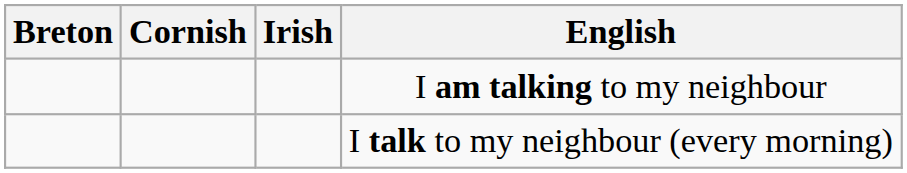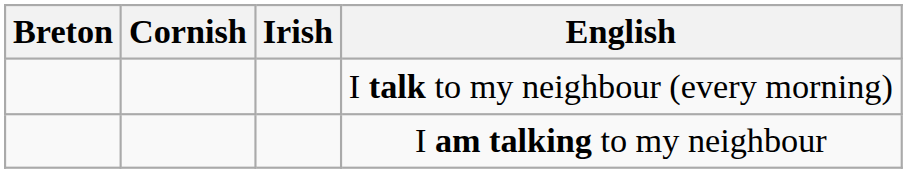rows swapped: (621, 85) <-> (621, 140)
